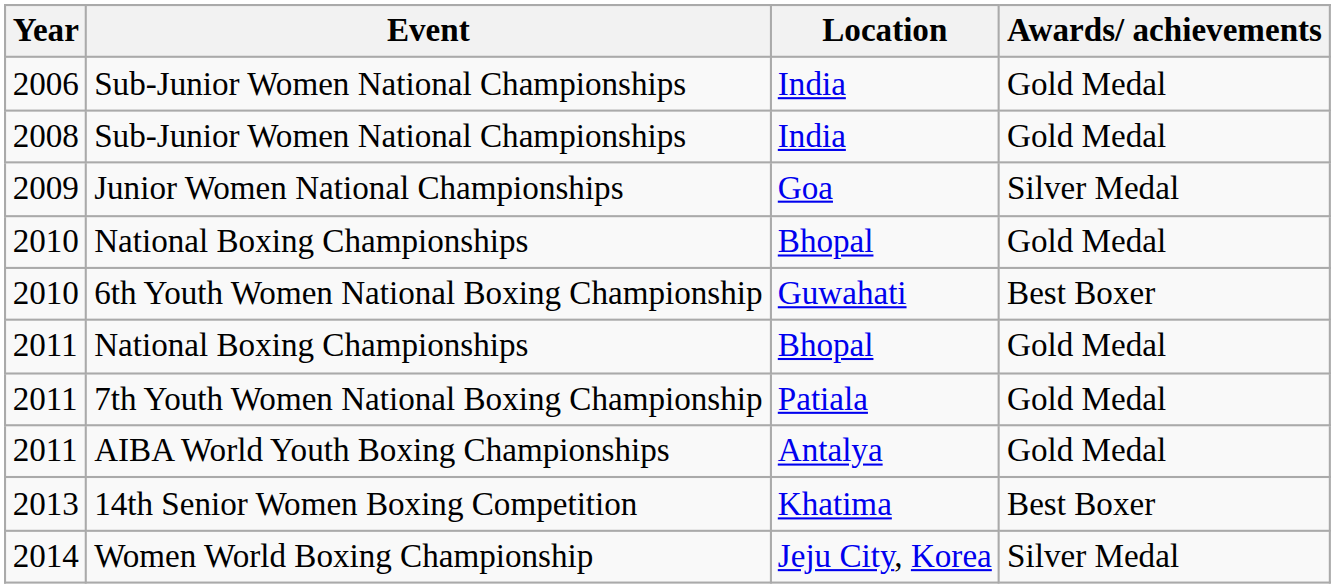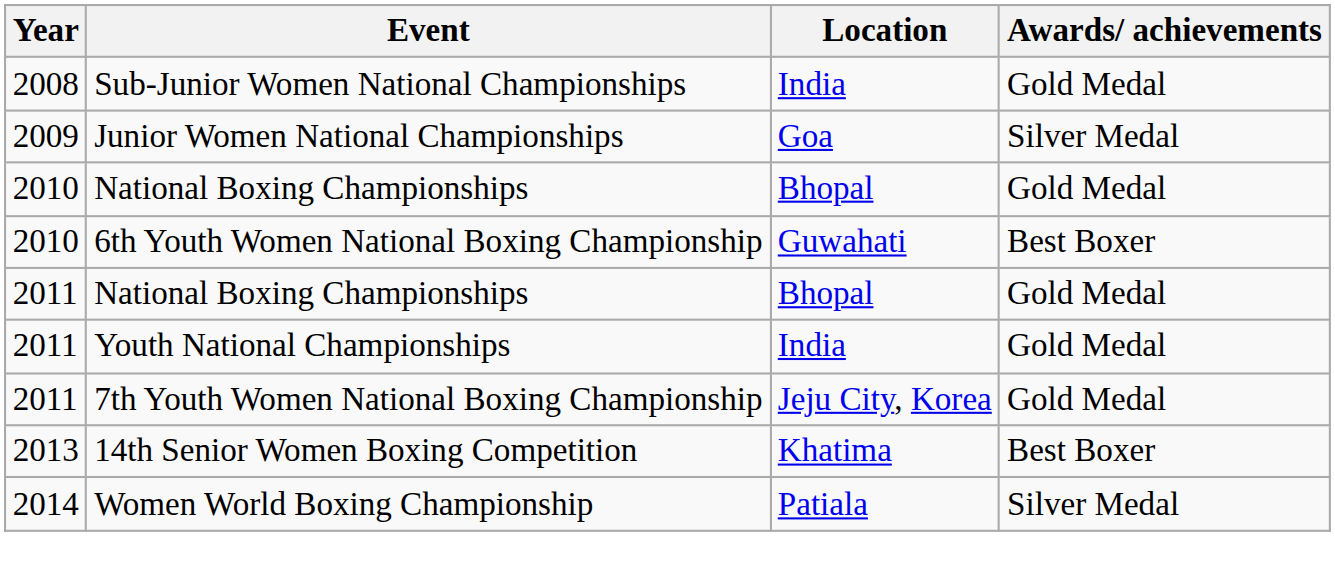- row: (46, 83)
+ row: (45, 345)
(823, 398) Patiala -> (885, 398) Jeju City, Korea
- row: (45, 450)
(885, 556) Jeju City, Korea -> (823, 503) Patiala
